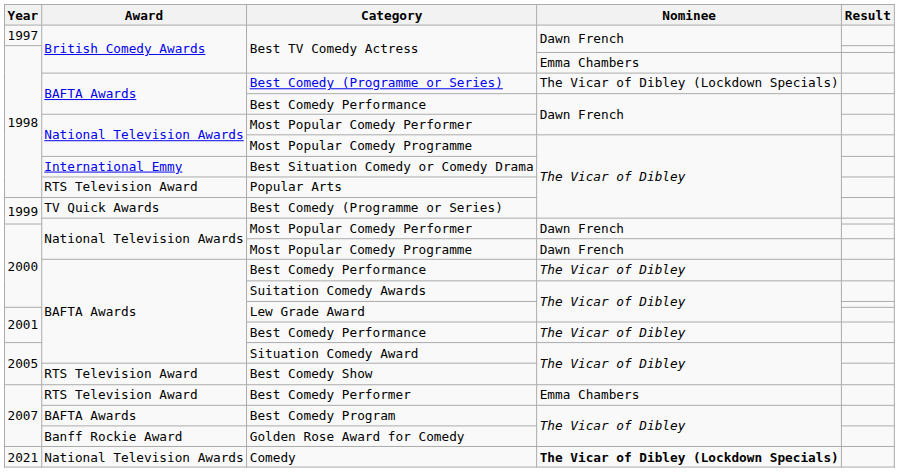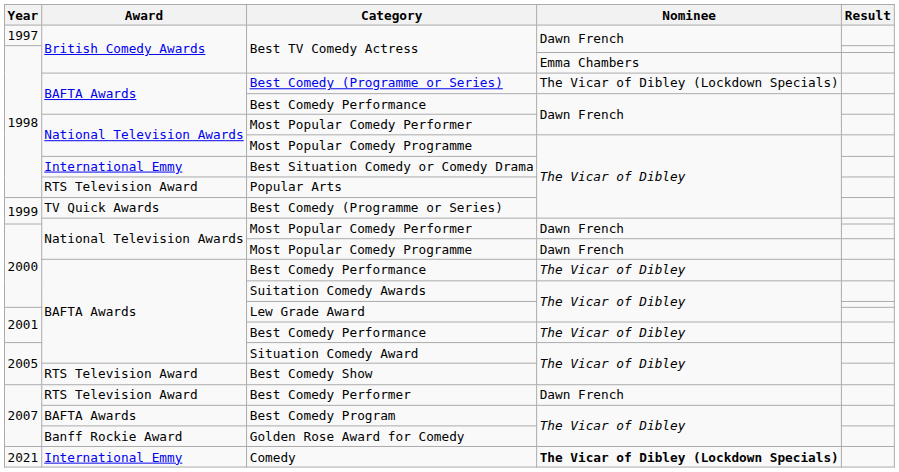(589, 395) Emma Chambers -> (582, 395) Dawn French
(144, 457) National Television Awards -> (113, 457) International Emmy
